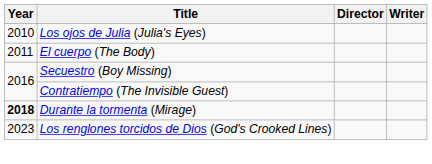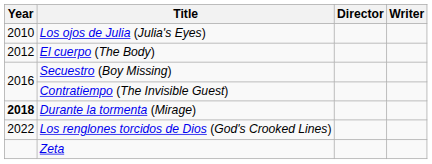(20, 52) 2011 -> (21, 52) 2012
(21, 129) 2023 -> (21, 129) 2022
+ row: (52, 149)
